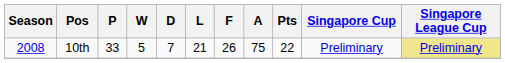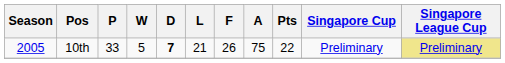(31, 48) 2008 -> (31, 48) 2005
(171, 48) normal -> (171, 48) bold
